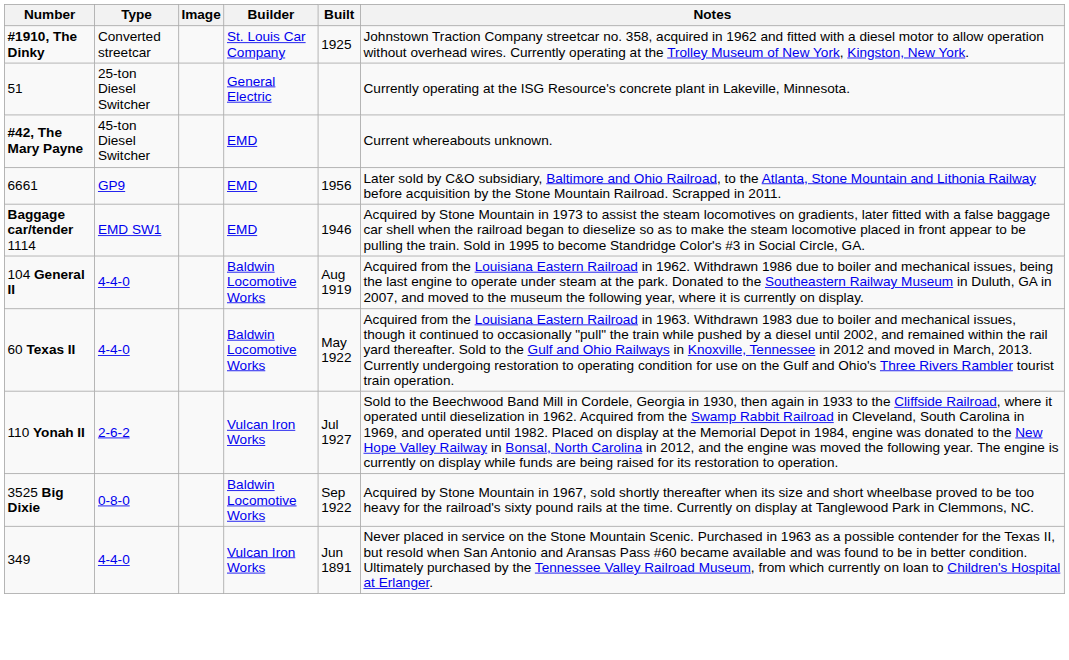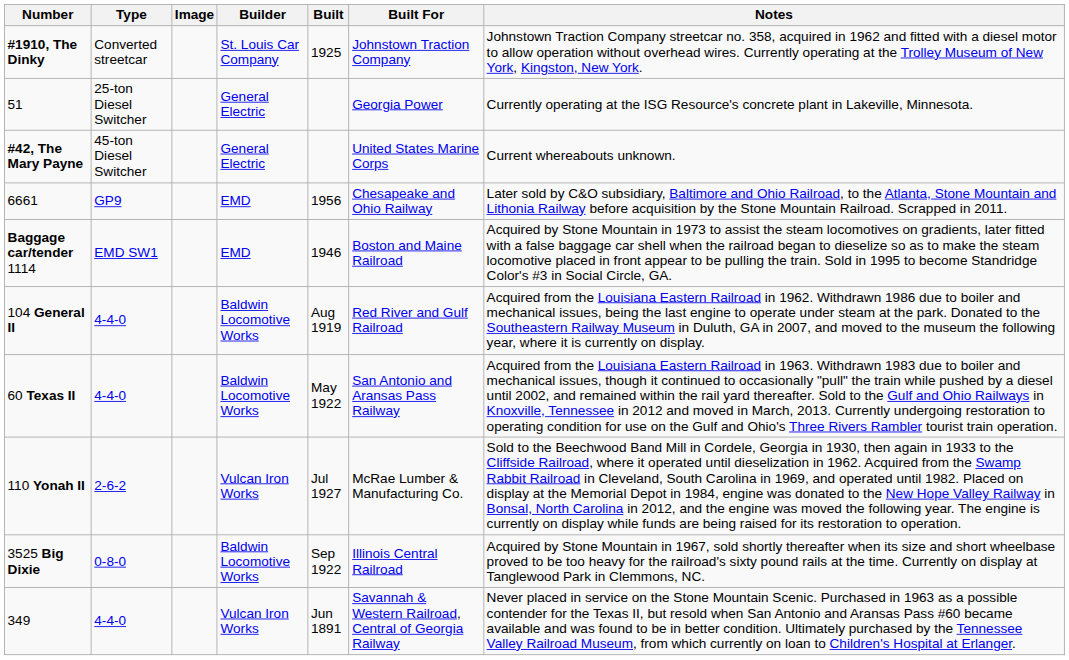+ column: (416, 15)
(242, 141) EMD -> (245, 156) General Electric
